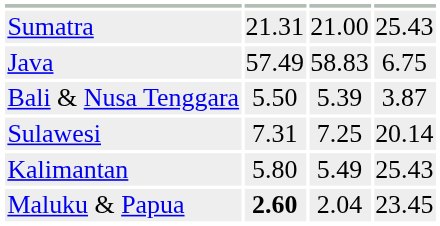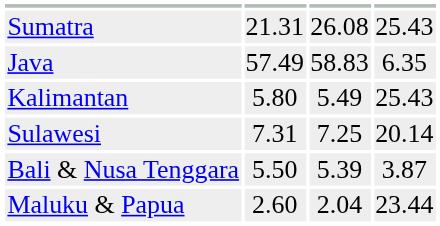(340, 26) 21.00 -> (340, 26) 26.08
(404, 62) 6.75 -> (404, 62) 6.35
rows swapped: (68, 169) <-> (123, 97)
(275, 204) bold -> (275, 204) normal
(404, 204) 23.45 -> (404, 204) 23.44
